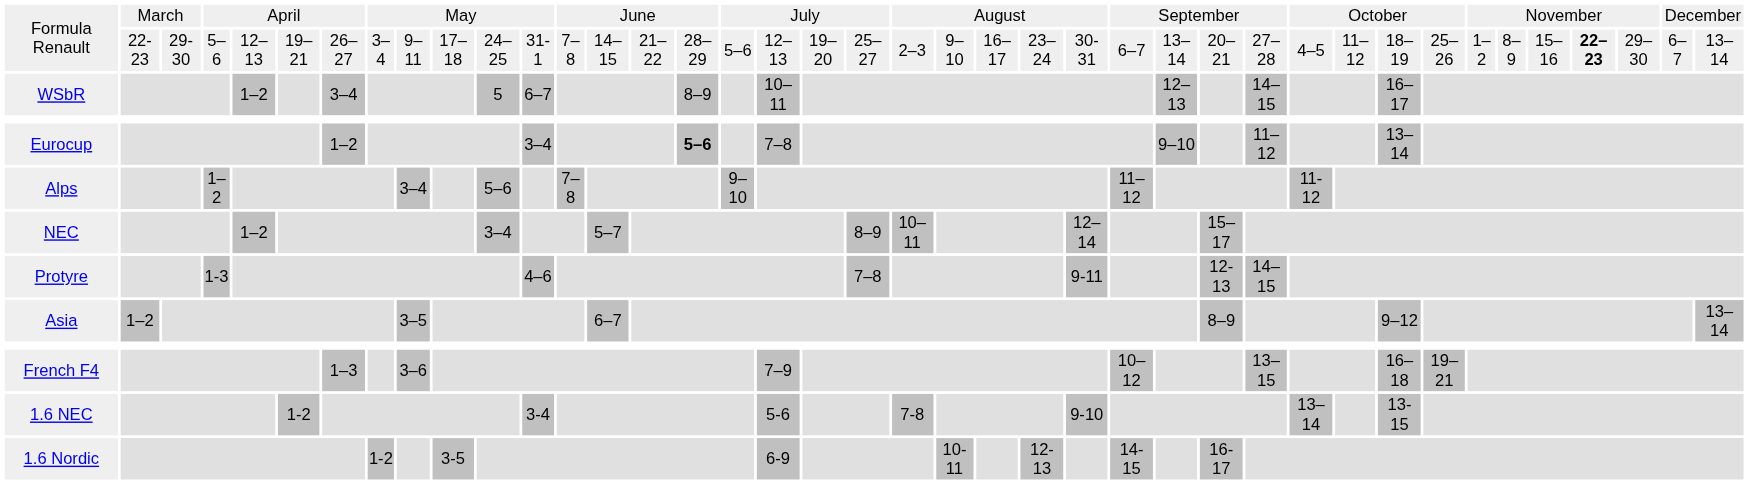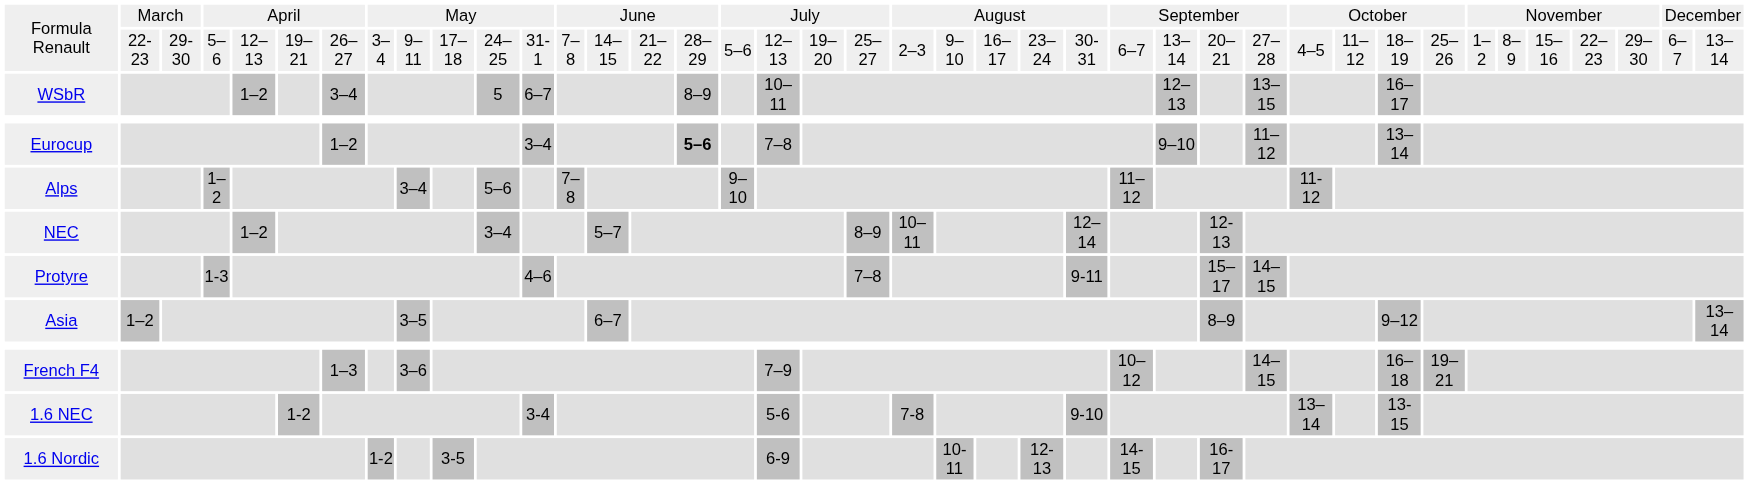(1594, 50) bold -> (1594, 50) normal
(1266, 94) 14–15 -> (1266, 94) 13–15
(1221, 232) 15–17 -> (1221, 232) 12-13
(1221, 277) 12-13 -> (1221, 277) 15–17
(1266, 370) 13–15 -> (1266, 370) 14–15
